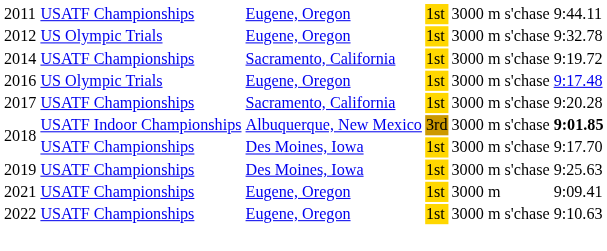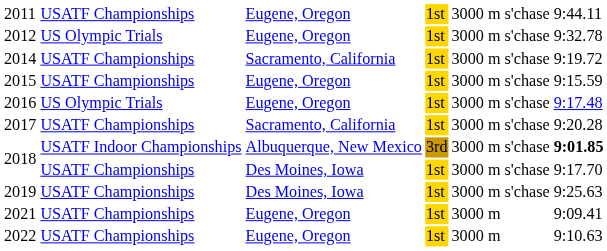+ row: (20, 80)
(501, 214) 3000 m s'chase -> (476, 236) 3000 m
